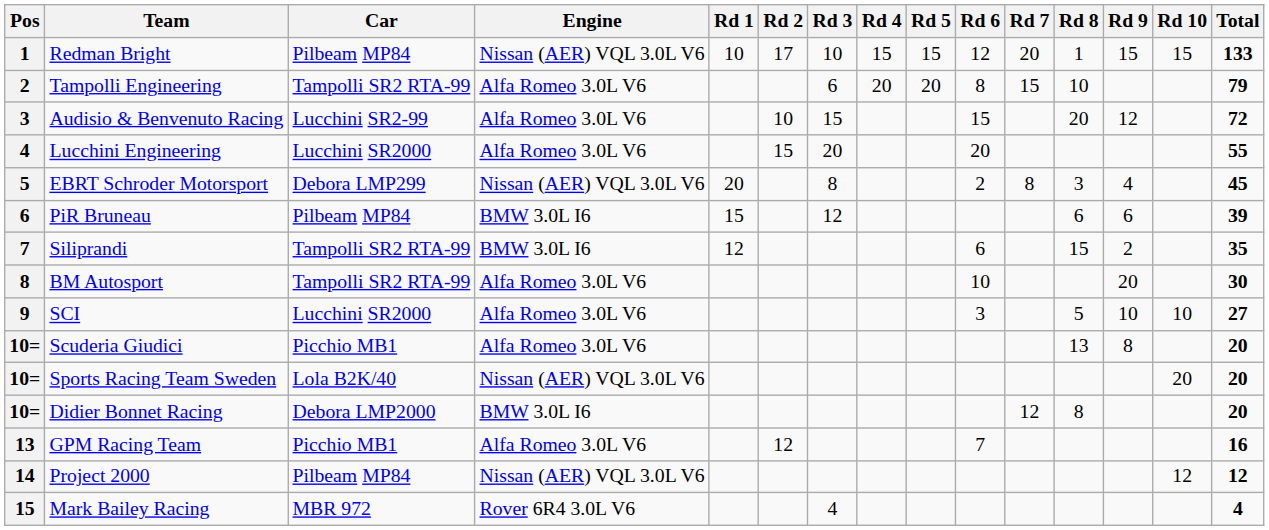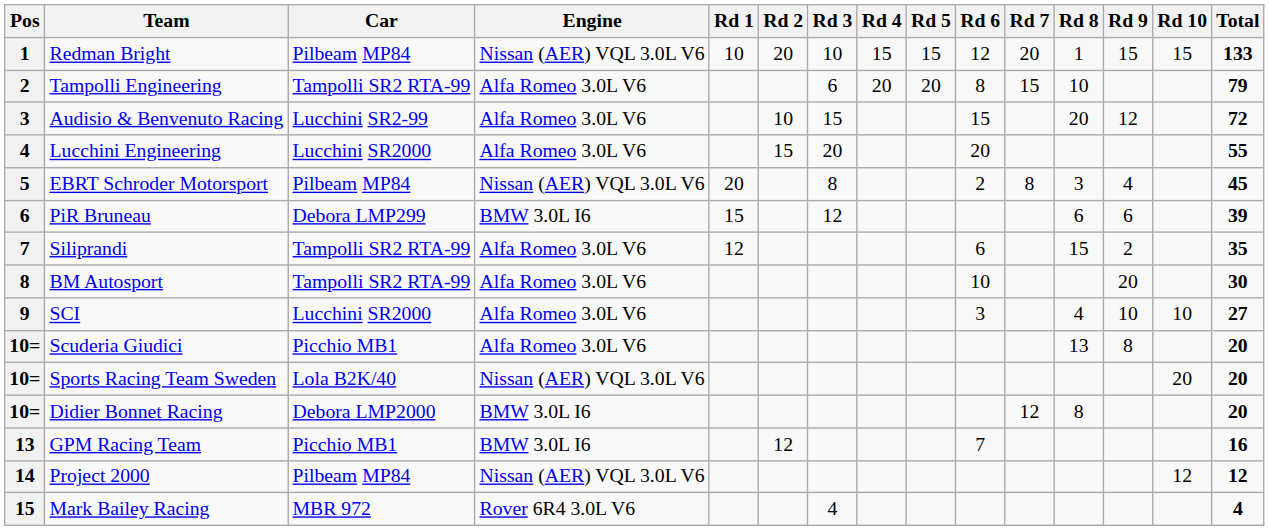(783, 53) 17 -> (783, 53) 20
(359, 183) Debora LMP299 -> (351, 183) Pilbeam MP84
(351, 216) Pilbeam MP84 -> (359, 216) Debora LMP299
(535, 248) BMW 3.0L I6 -> (563, 248) Alfa Romeo 3.0L V6
(1079, 313) 5 -> (1079, 313) 4
(563, 444) Alfa Romeo 3.0L V6 -> (535, 444) BMW 3.0L I6
